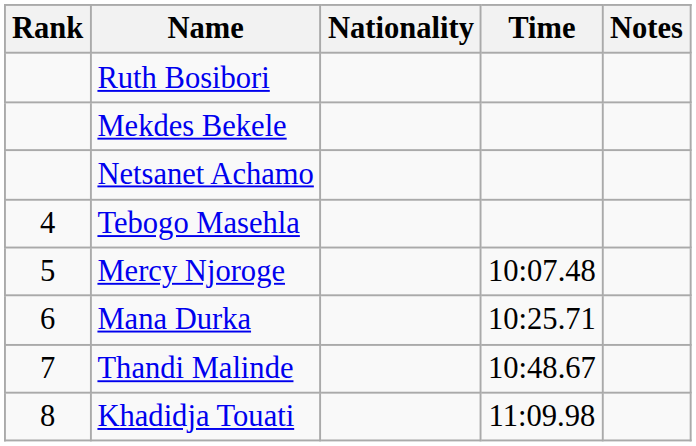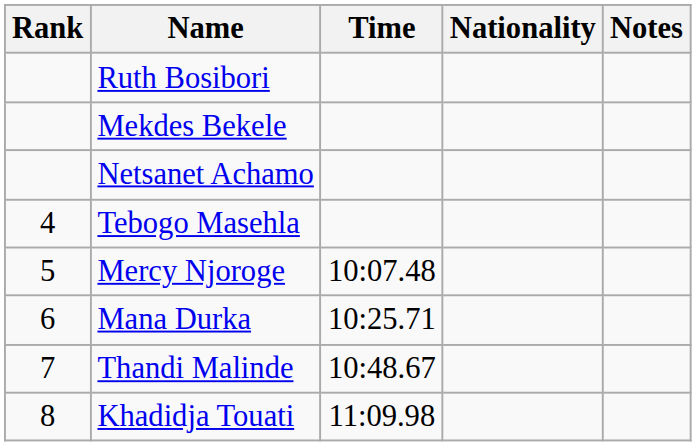columns swapped: (401, 28) <-> (542, 28)
